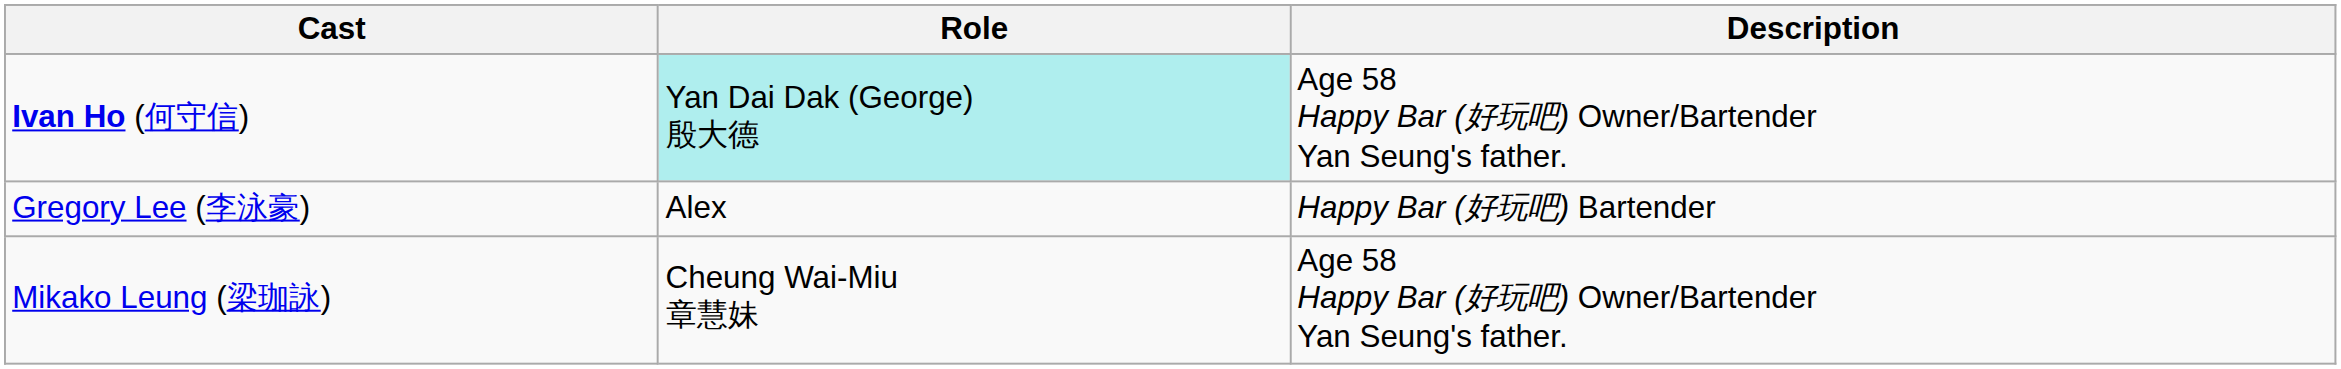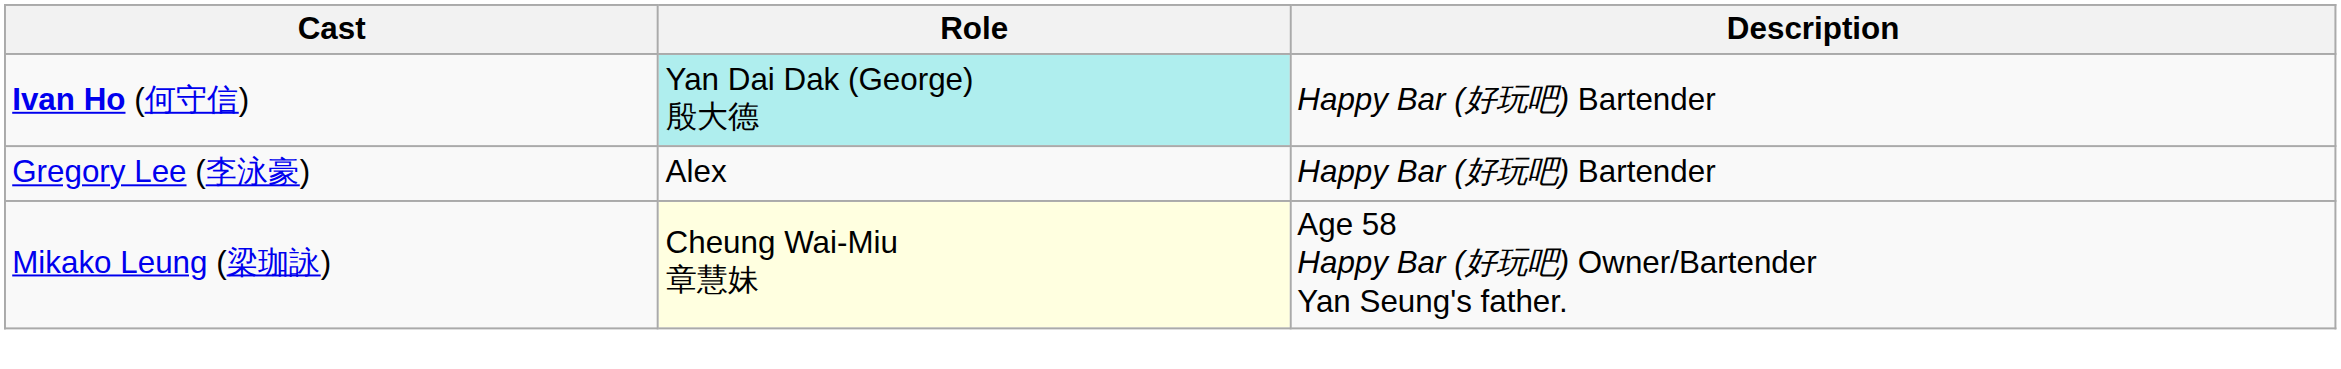(1557, 117) Age 58 Happy Bar (好玩吧) Owner/Bartender Yan Seung's father. -> (1506, 98) Happy Bar (好玩吧) Bartender
(782, 297) no background -> (782, 261) lightyellow background
